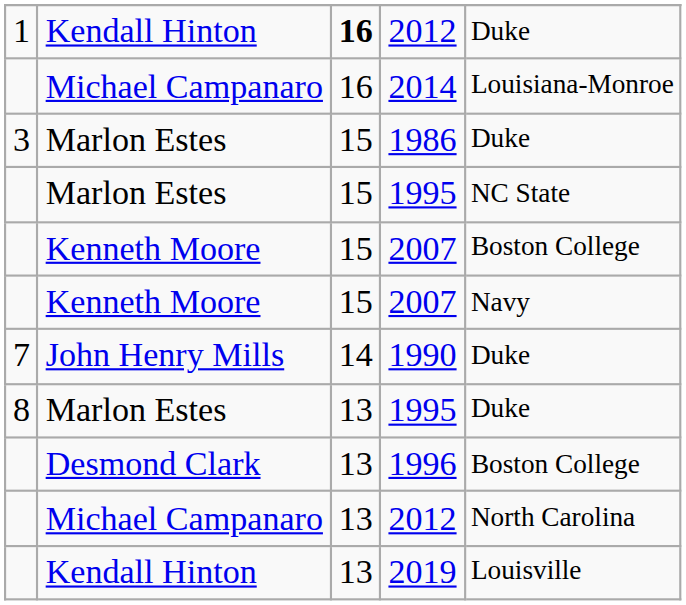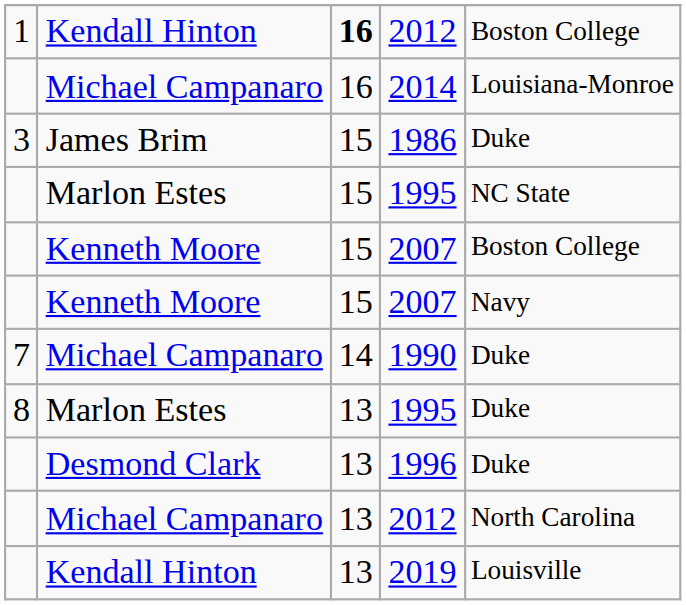(500, 31) Duke -> (555, 31) Boston College
(136, 139) Marlon Estes -> (127, 139) James Brim
(165, 355) John Henry Mills -> (184, 355) Michael Campanaro
(555, 463) Boston College -> (500, 463) Duke
